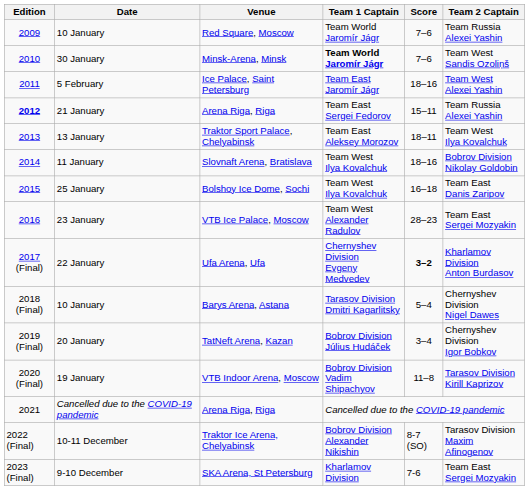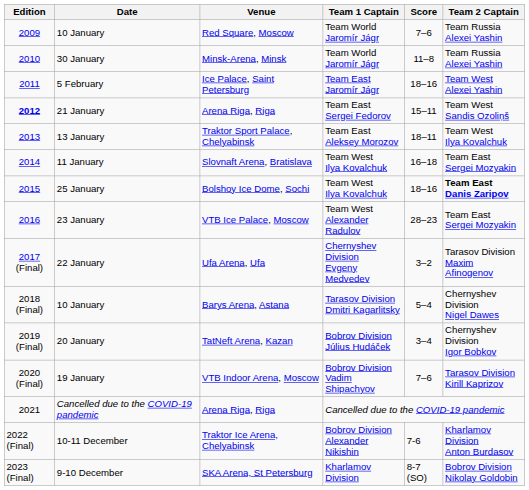(354, 58) bold -> (352, 58) normal
(424, 58) 7–6 -> (424, 58) 11–8
(477, 58) Team West Sandis Ozoliņš -> (474, 58) Team Russia Alexei Yashin
(474, 110) Team Russia Alexei Yashin -> (477, 110) Team West Sandis Ozoliņš
(424, 162) 18–16 -> (424, 162) 16–18
(481, 162) Bobrov Division Nikolay Goldobin -> (481, 162) Team East Sergei Mozyakin
(424, 188) 16–18 -> (424, 188) 18–16
(475, 188) normal -> (477, 188) bold
(424, 262) bold -> (424, 262) normal
(479, 262) Kharlamov Division Anton Burdasov -> (480, 262) Tarasov Division Maxim Afinogenov
(424, 378) 11–8 -> (424, 378) 7–6
(417, 441) 8-7 (SO) -> (414, 441) 7-6
(480, 441) Tarasov Division Maxim Afinogenov -> (479, 441) Kharlamov Division Anton Burdasov
(414, 472) 7-6 -> (417, 472) 8-7 (SO)
(481, 472) Team East Sergei Mozyakin -> (481, 472) Bobrov Division Nikolay Goldobin
